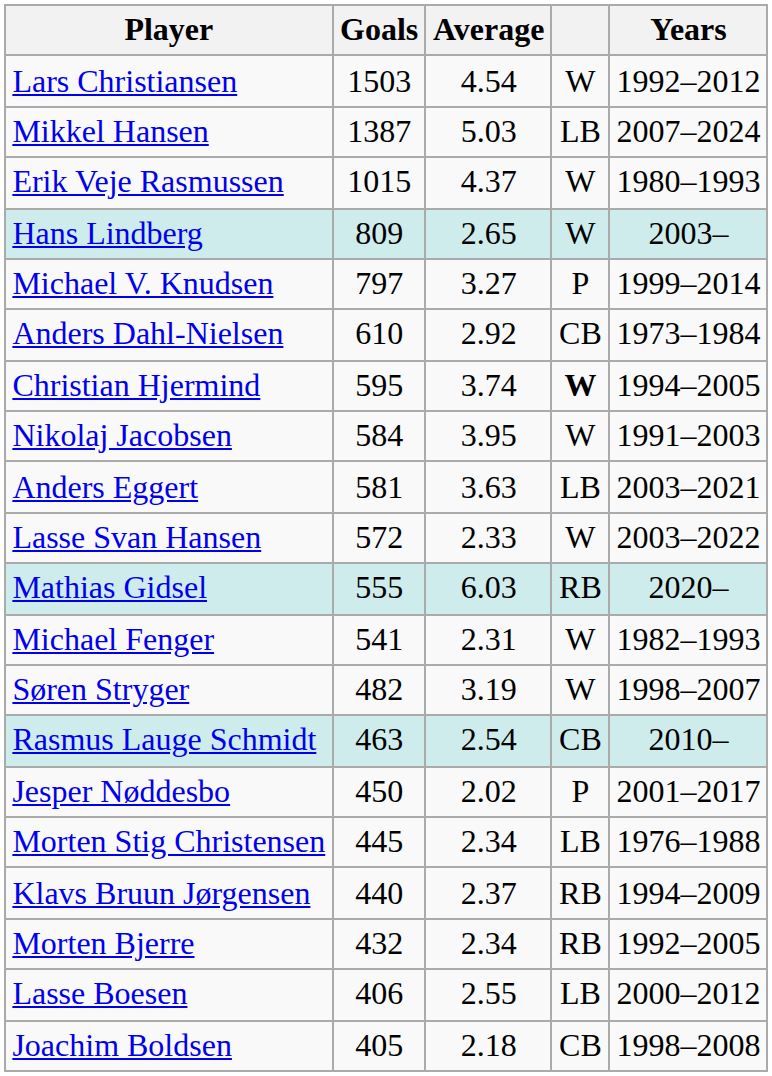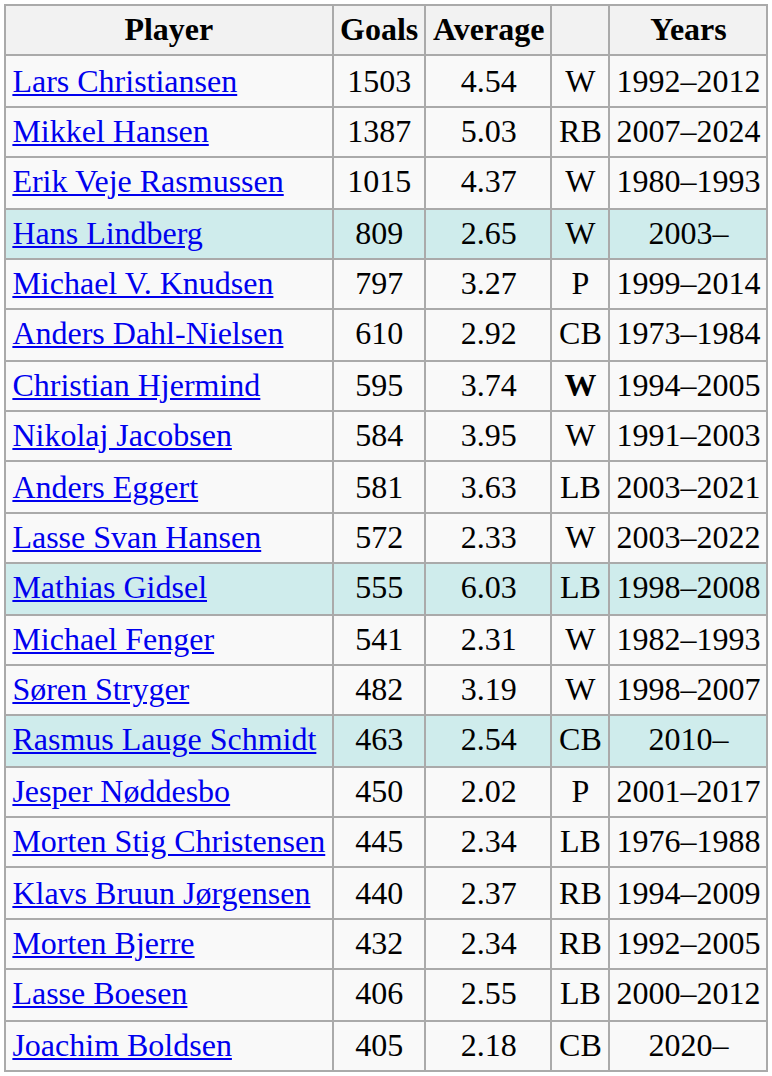(580, 131) LB -> (580, 131) RB
(580, 588) RB -> (580, 588) LB
(689, 588) 2020– -> (689, 588) 1998–2008
(689, 1044) 1998–2008 -> (689, 1044) 2020–
